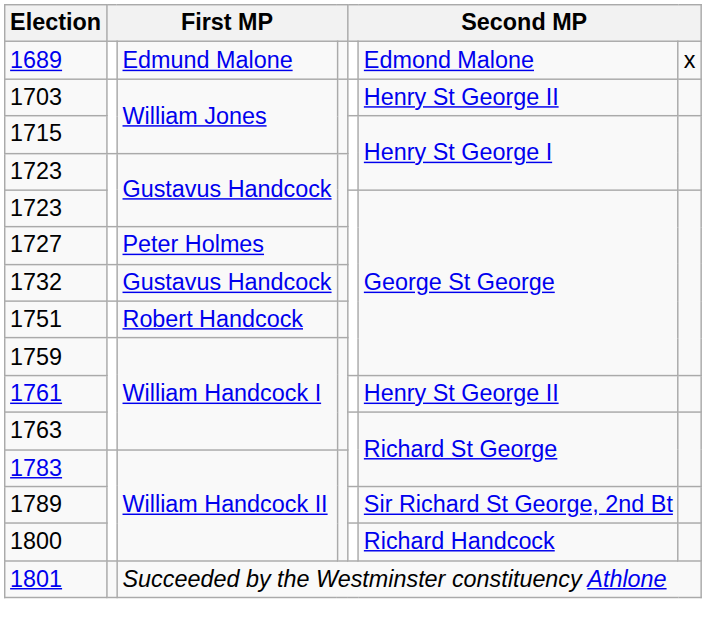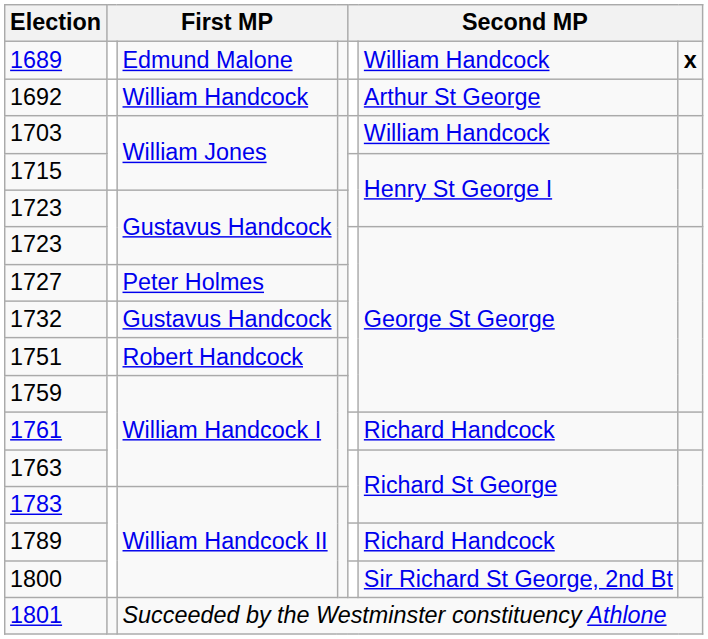(449, 60) Edmond Malone -> (457, 60) William Handcock
(689, 60) normal -> (690, 60) bold
+ row: (36, 97)
(461, 97) Henry St George II -> (457, 134) William Handcock
(461, 393) Henry St George II -> (459, 430) Richard Handcock
(518, 504) Sir Richard St George, 2nd Bt -> (459, 541) Richard Handcock
(459, 541) Richard Handcock -> (518, 578) Sir Richard St George, 2nd Bt
